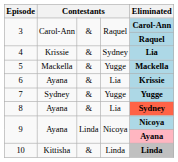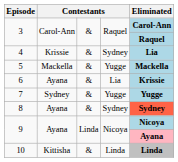(115, 108) Lia -> (115, 108) Sydney
